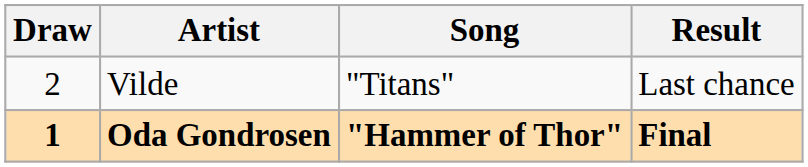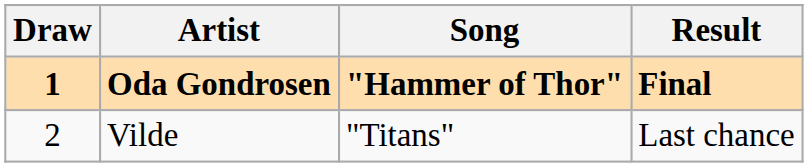rows swapped: (219, 135) <-> (143, 82)
